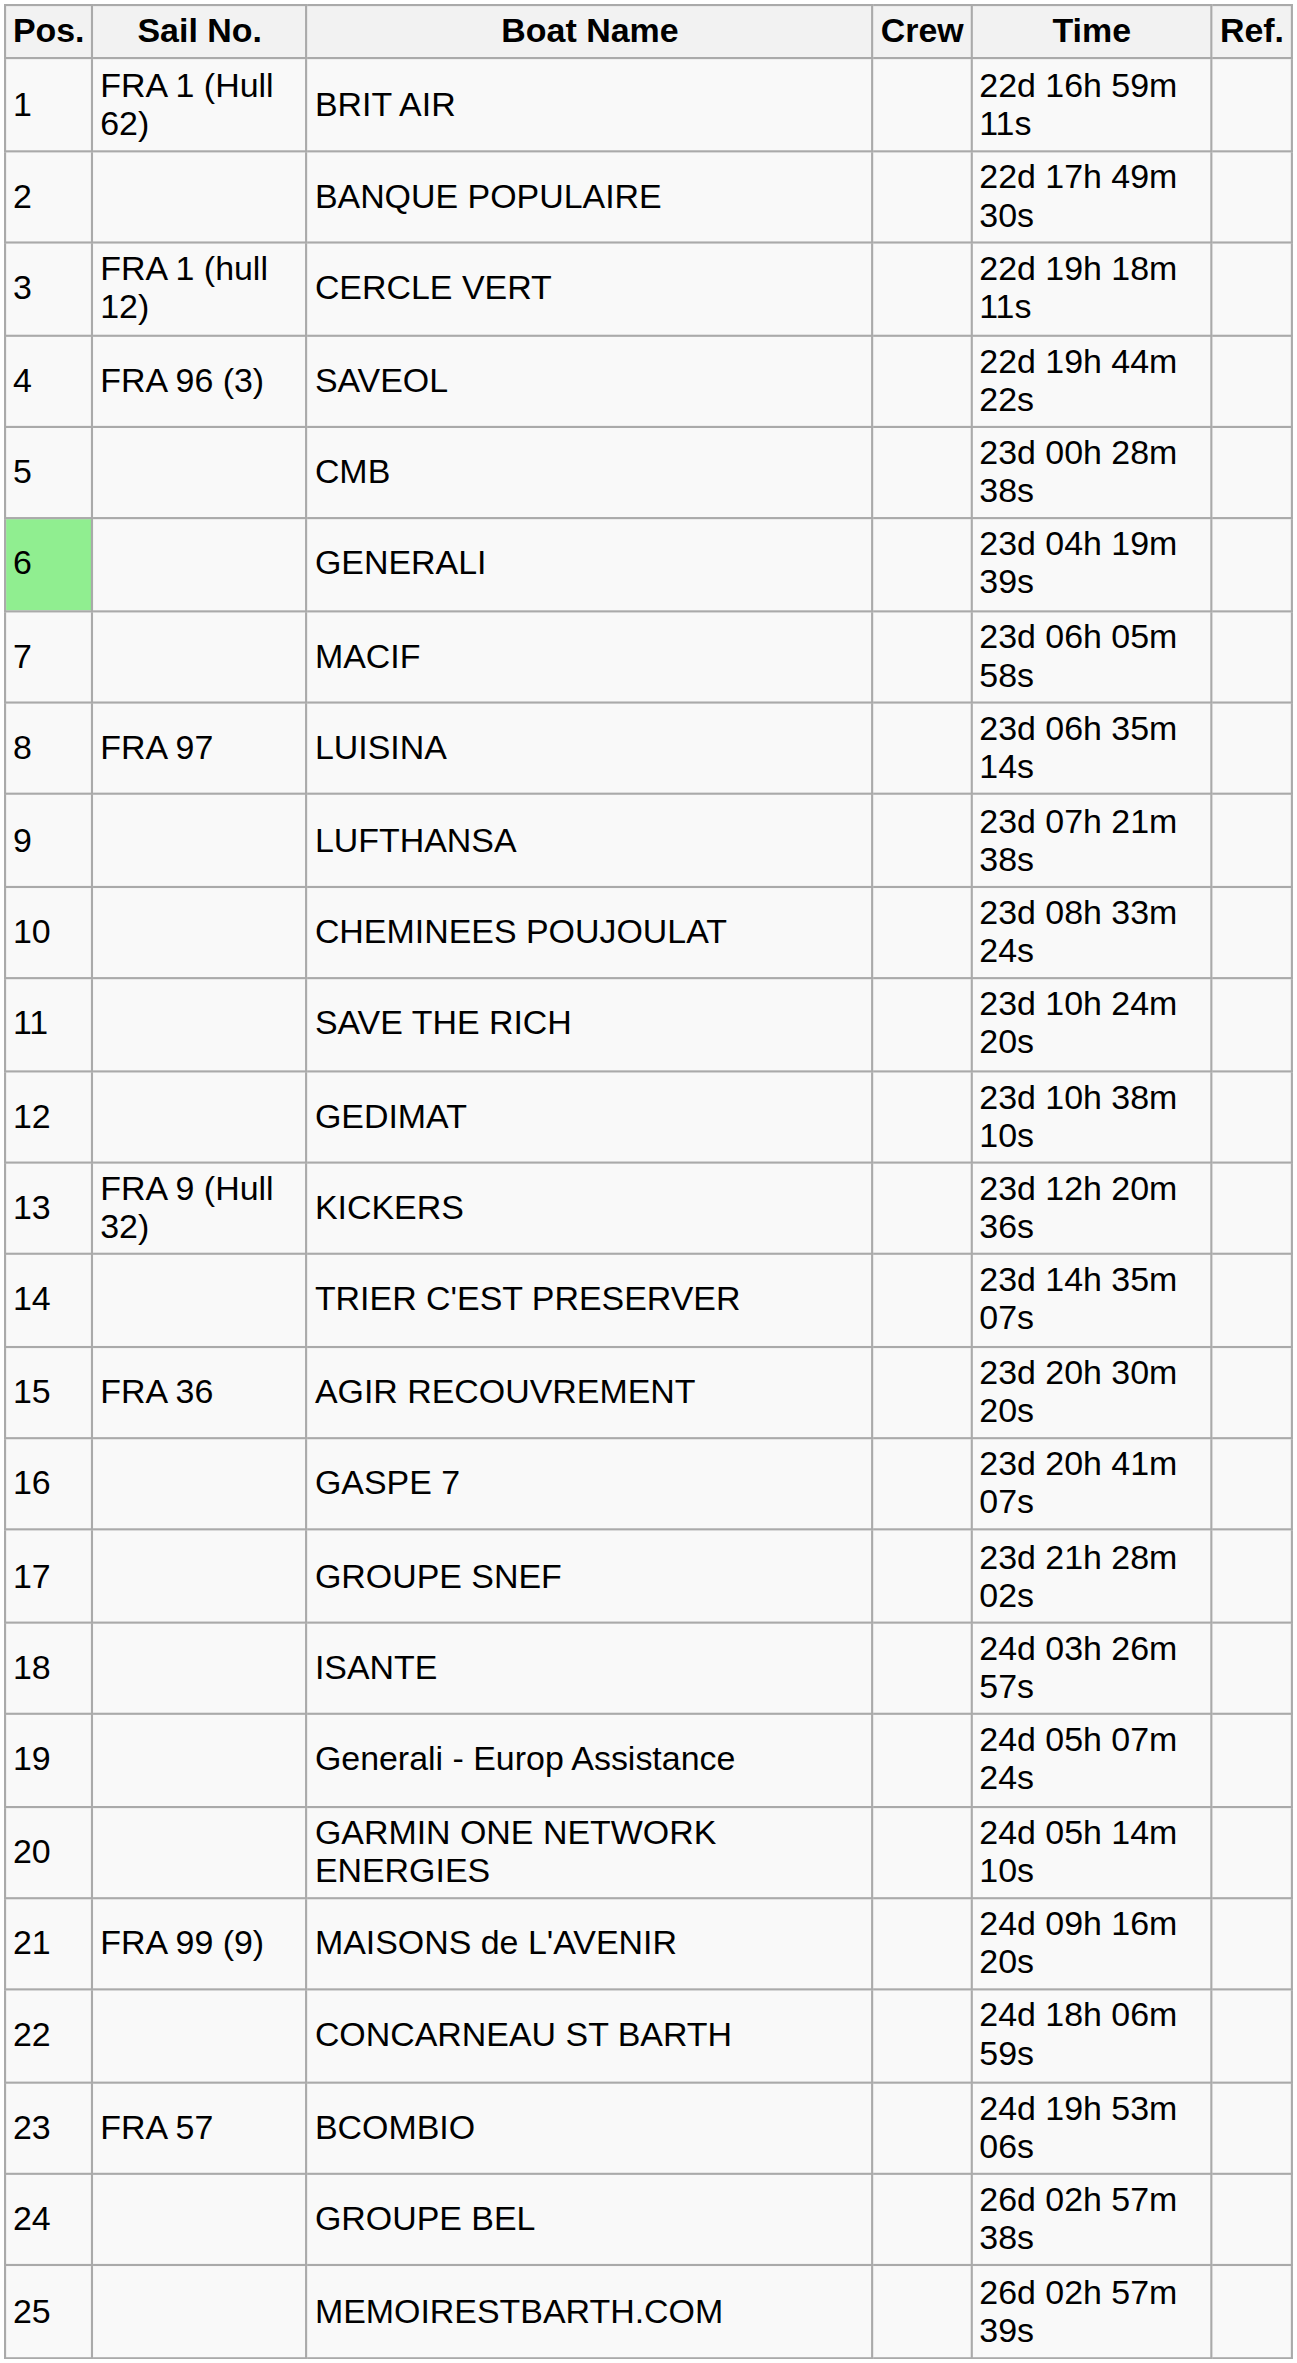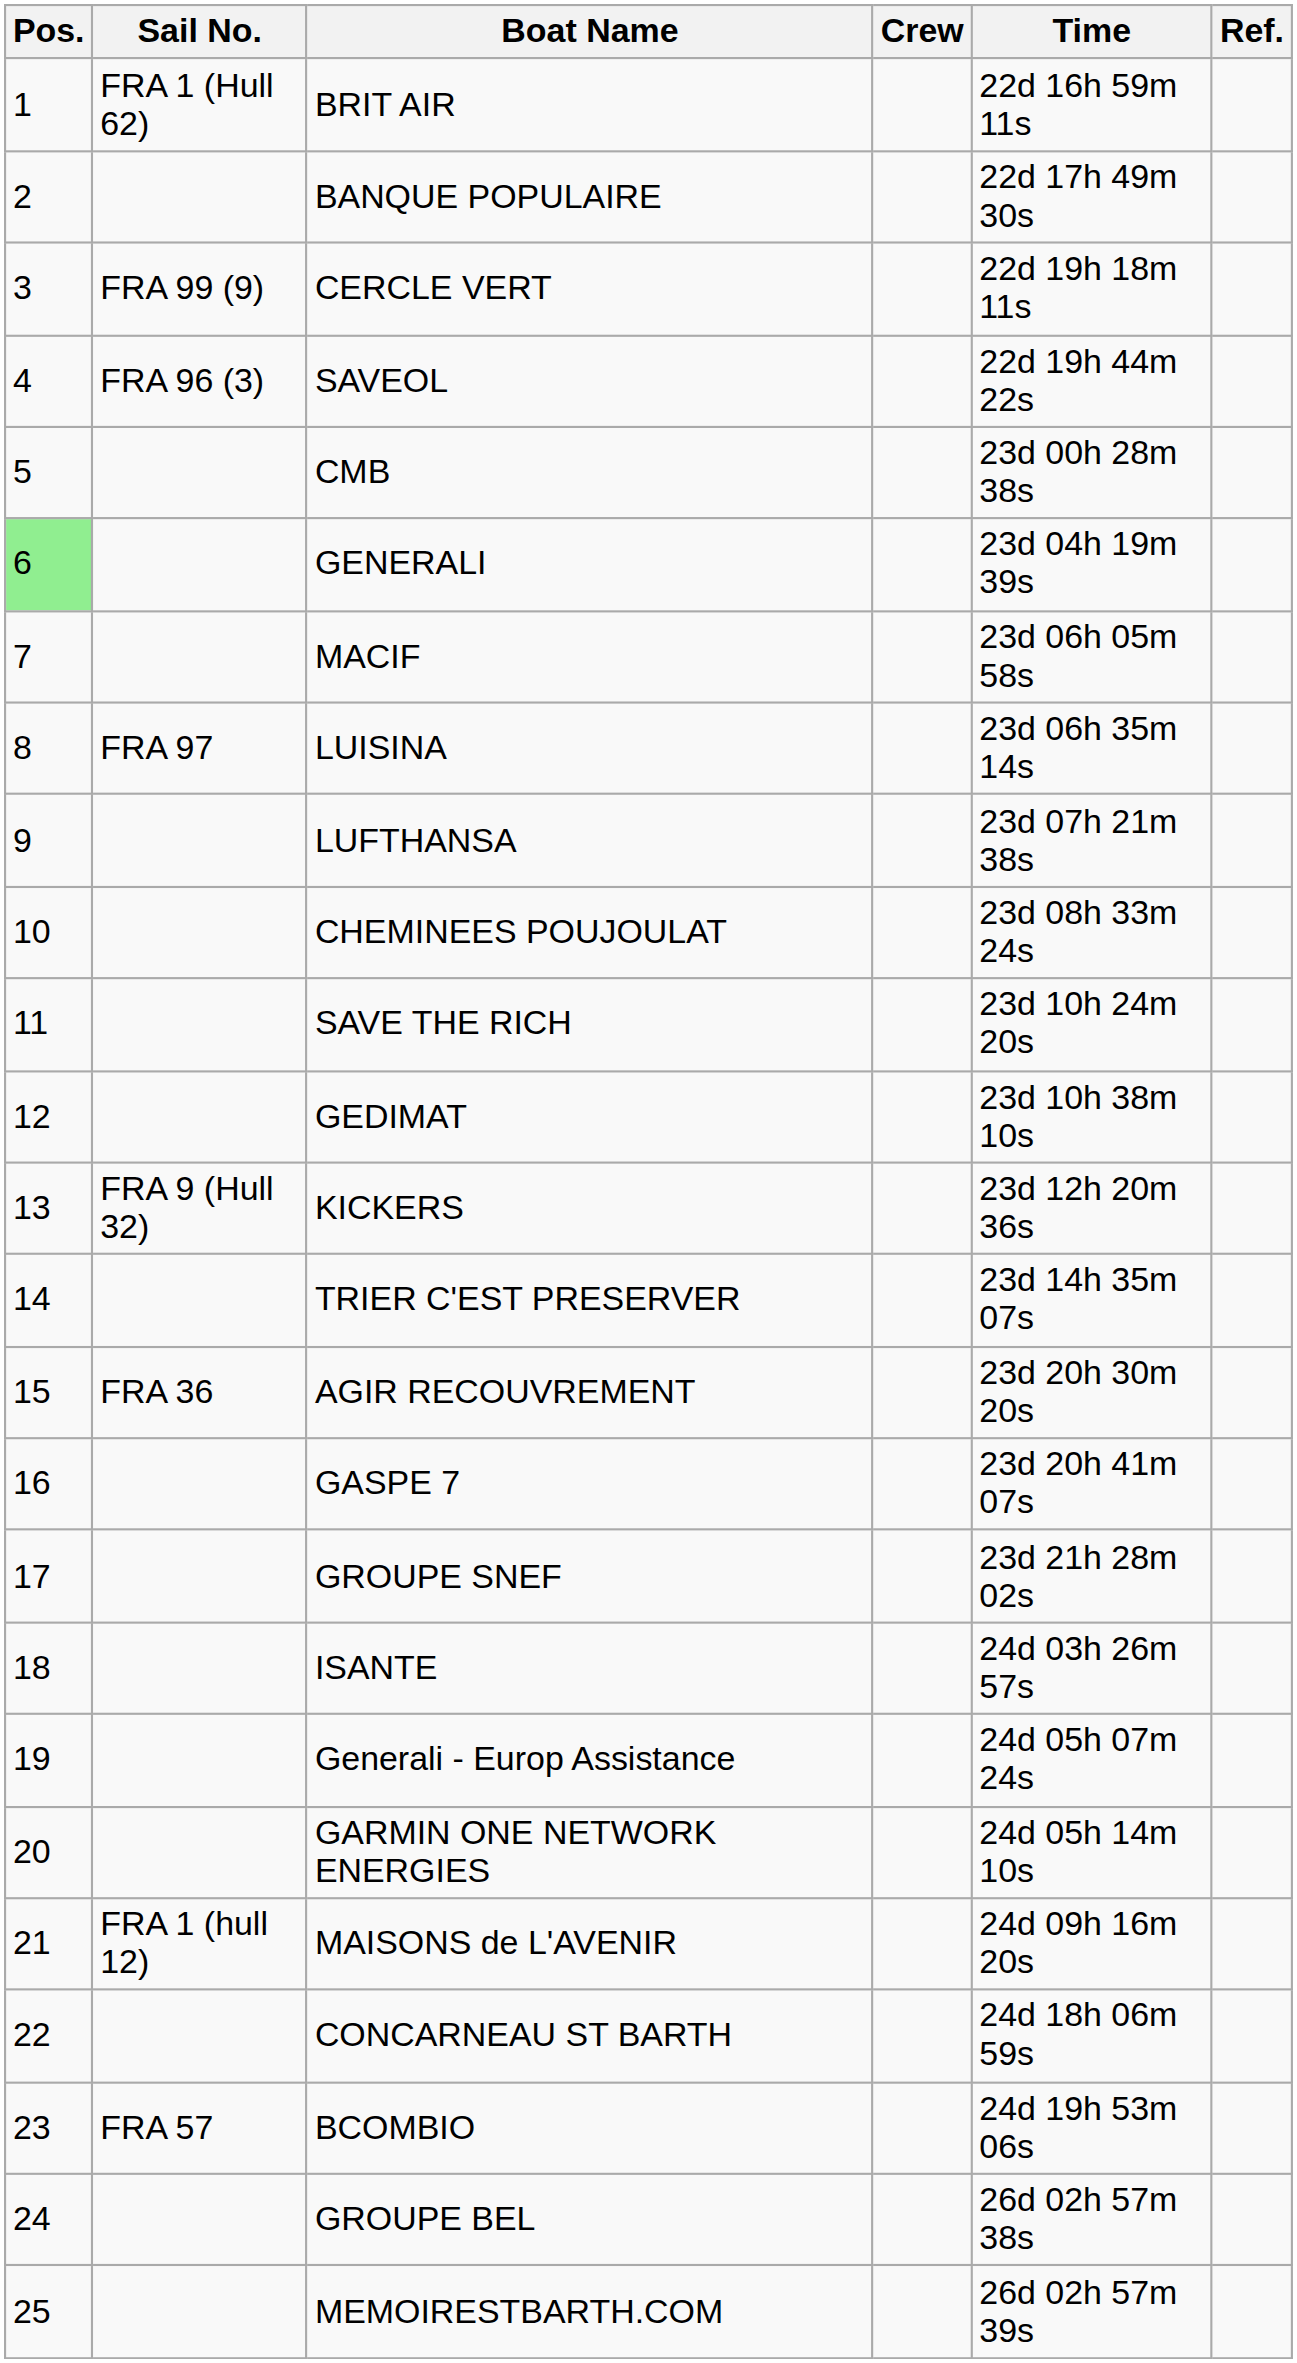(184, 288) FRA 1 (hull 12) -> (182, 288) FRA 99 (9)
(182, 1943) FRA 99 (9) -> (184, 1943) FRA 1 (hull 12)
